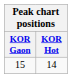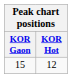(52, 65) 14 -> (52, 65) 12
